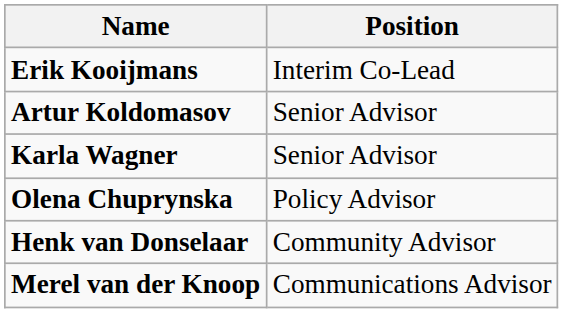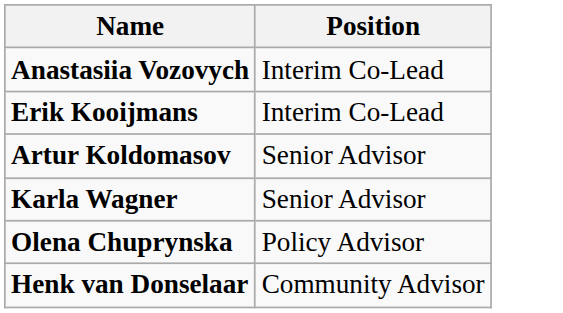+ row: (130, 69)
- row: (136, 284)
